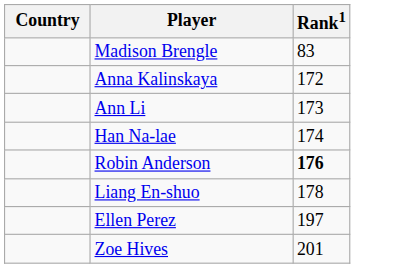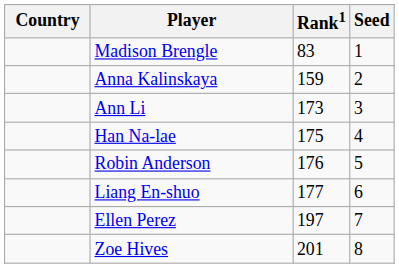+ column: (372, 20)
(310, 79) 172 -> (310, 79) 159
(310, 136) 174 -> (310, 136) 175
(310, 164) bold -> (310, 164) normal
(310, 192) 178 -> (310, 192) 177
